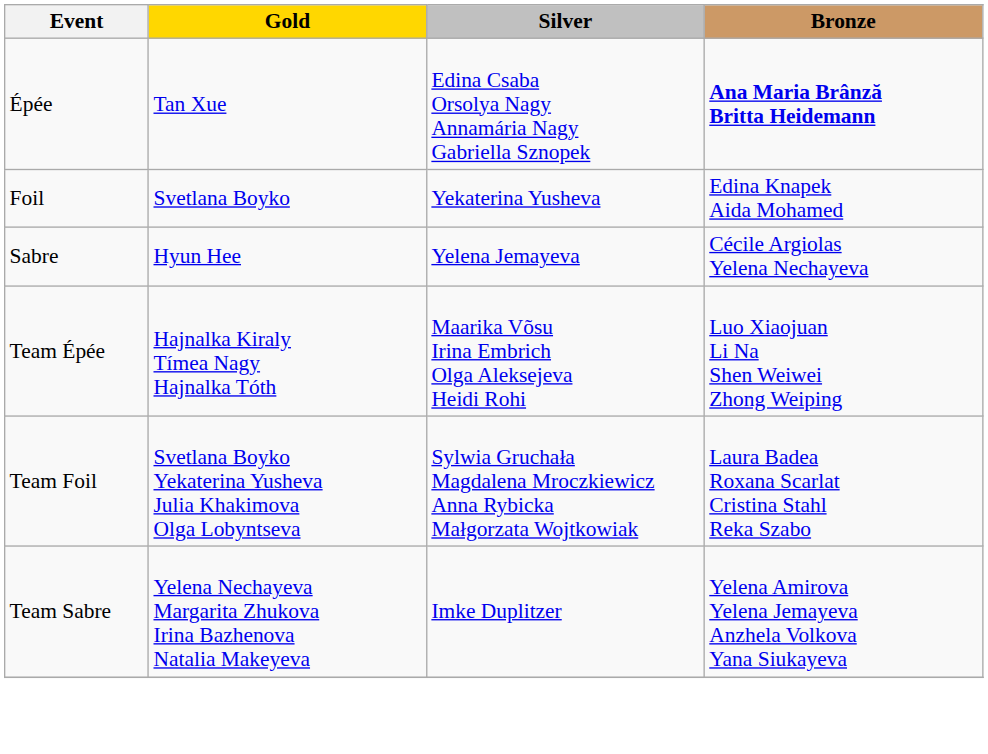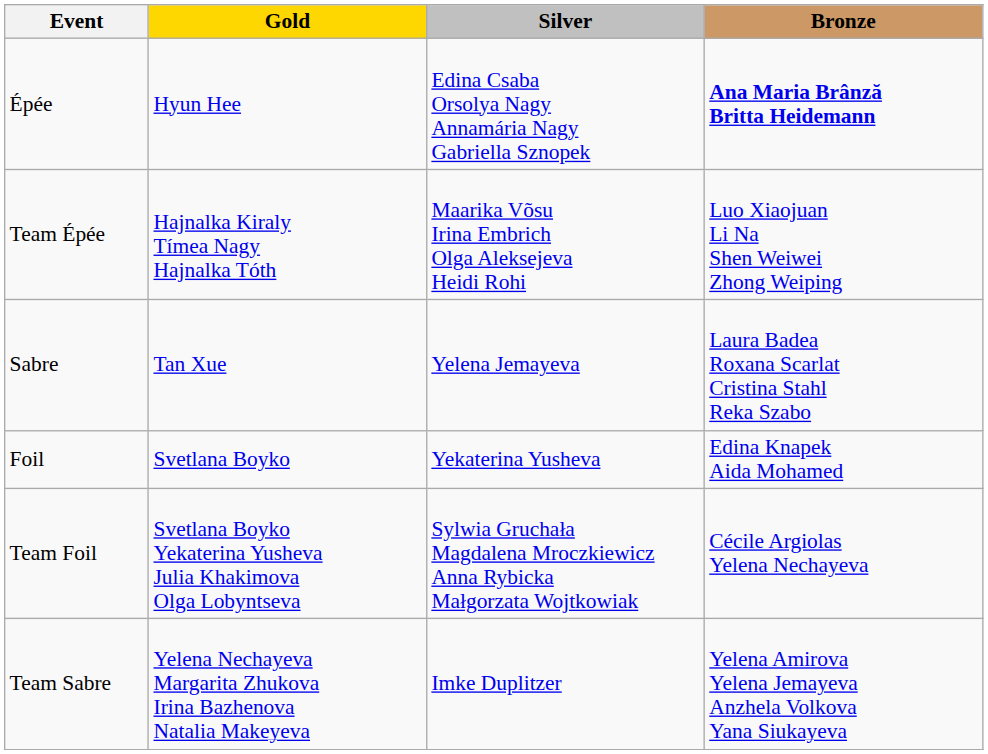(190, 103) Tan Xue -> (197, 103) Hyun Hee
rows swapped: (27, 198) <-> (57, 350)
(197, 256) Hyun Hee -> (190, 364) Tan Xue
(789, 256) Cécile Argiolas Yelena Nechayeva -> (774, 376) Laura Badea Roxana Scarlat Cristina Stahl Reka Szabo
(774, 493) Laura Badea Roxana Scarlat Cristina Stahl Reka Szabo -> (789, 553) Cécile Argiolas Yelena Nechayeva
